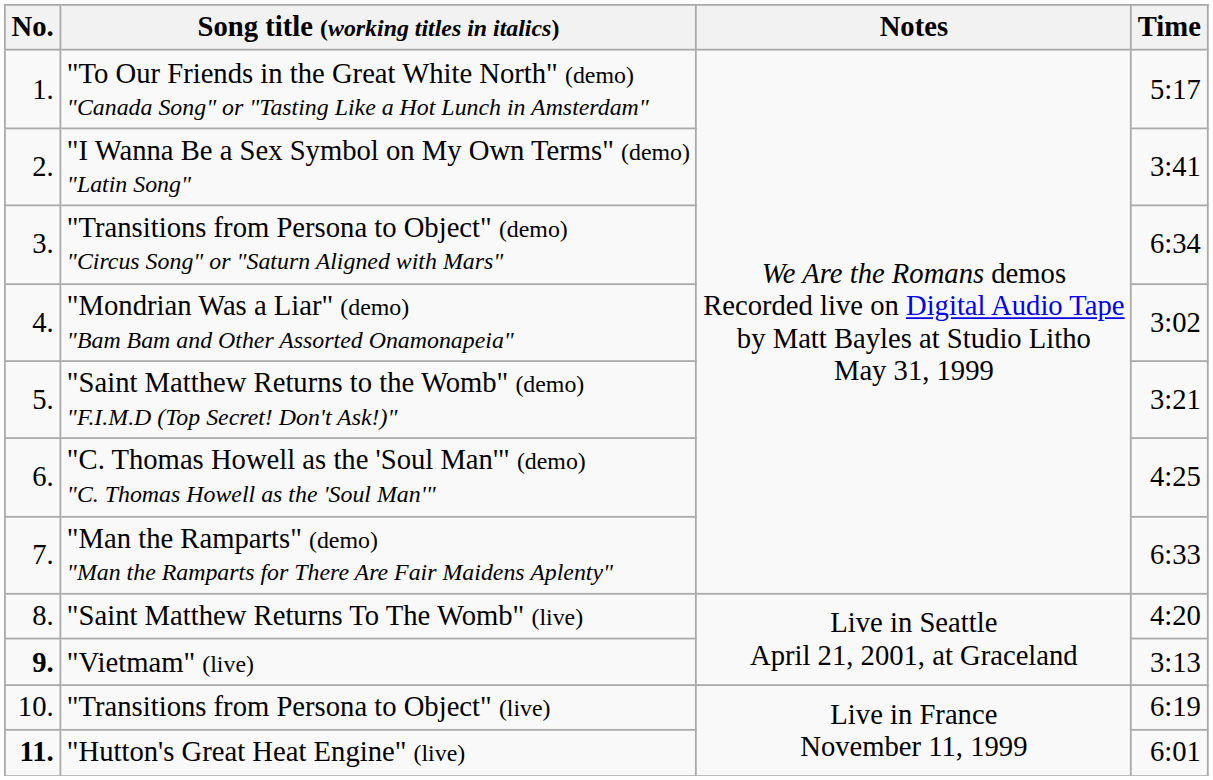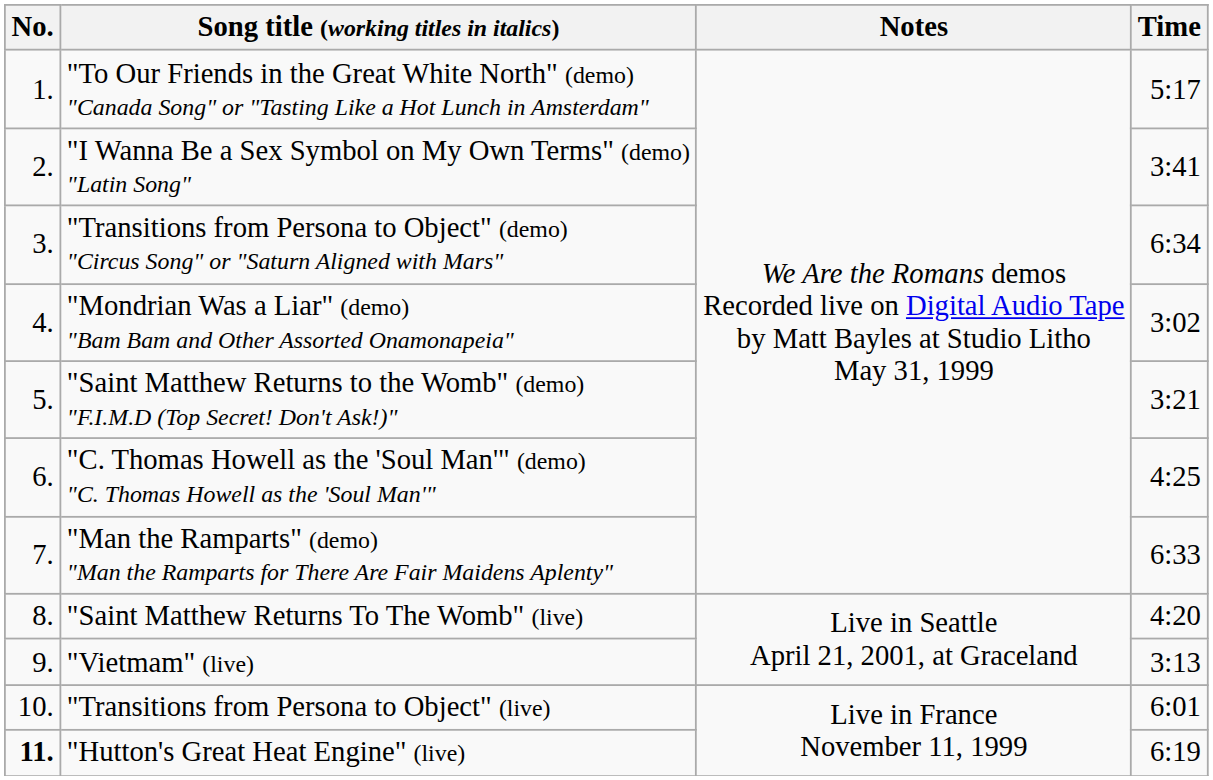(43, 661) bold -> (43, 661) normal
(1175, 706) 6:19 -> (1175, 706) 6:01
(1175, 752) 6:01 -> (1175, 752) 6:19
